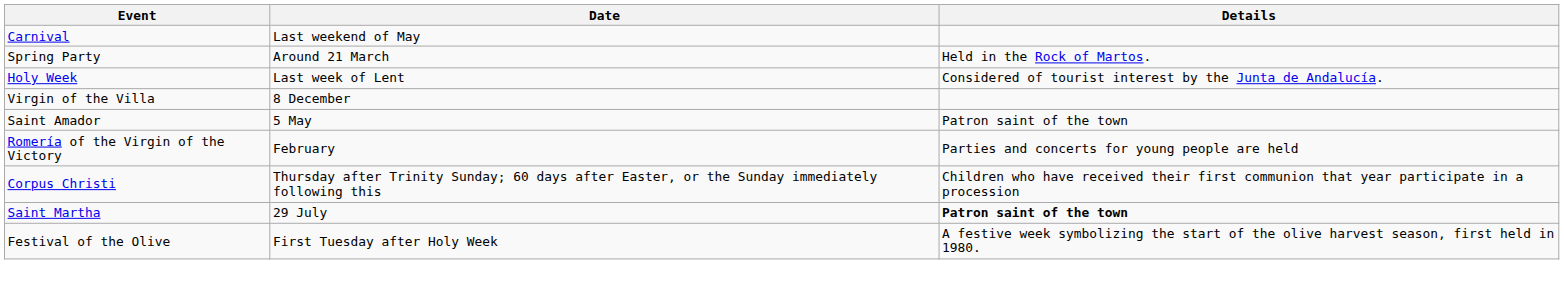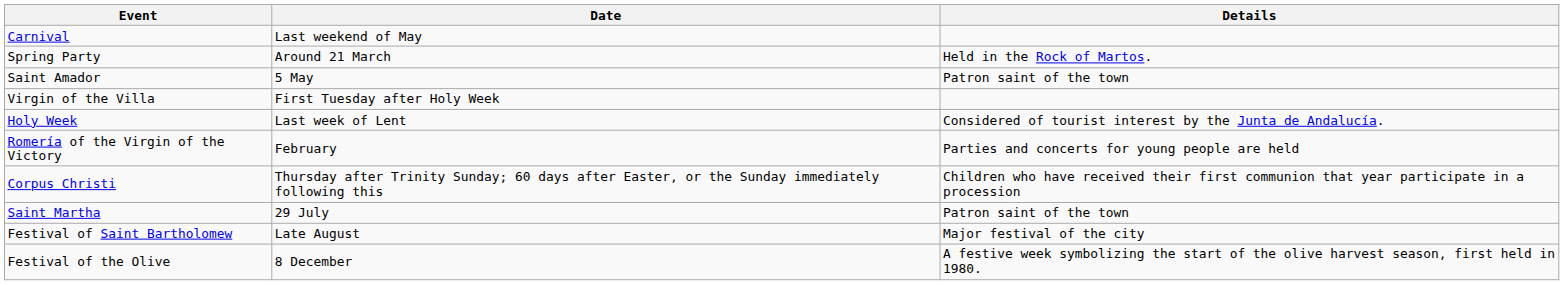rows swapped: (42, 78) <-> (54, 120)
(312, 99) 8 December -> (387, 99) First Tuesday after Holy Week
(1035, 212) bold -> (1036, 212) normal
+ row: (120, 233)
(385, 241) First Tuesday after Holy Week -> (314, 262) 8 December
